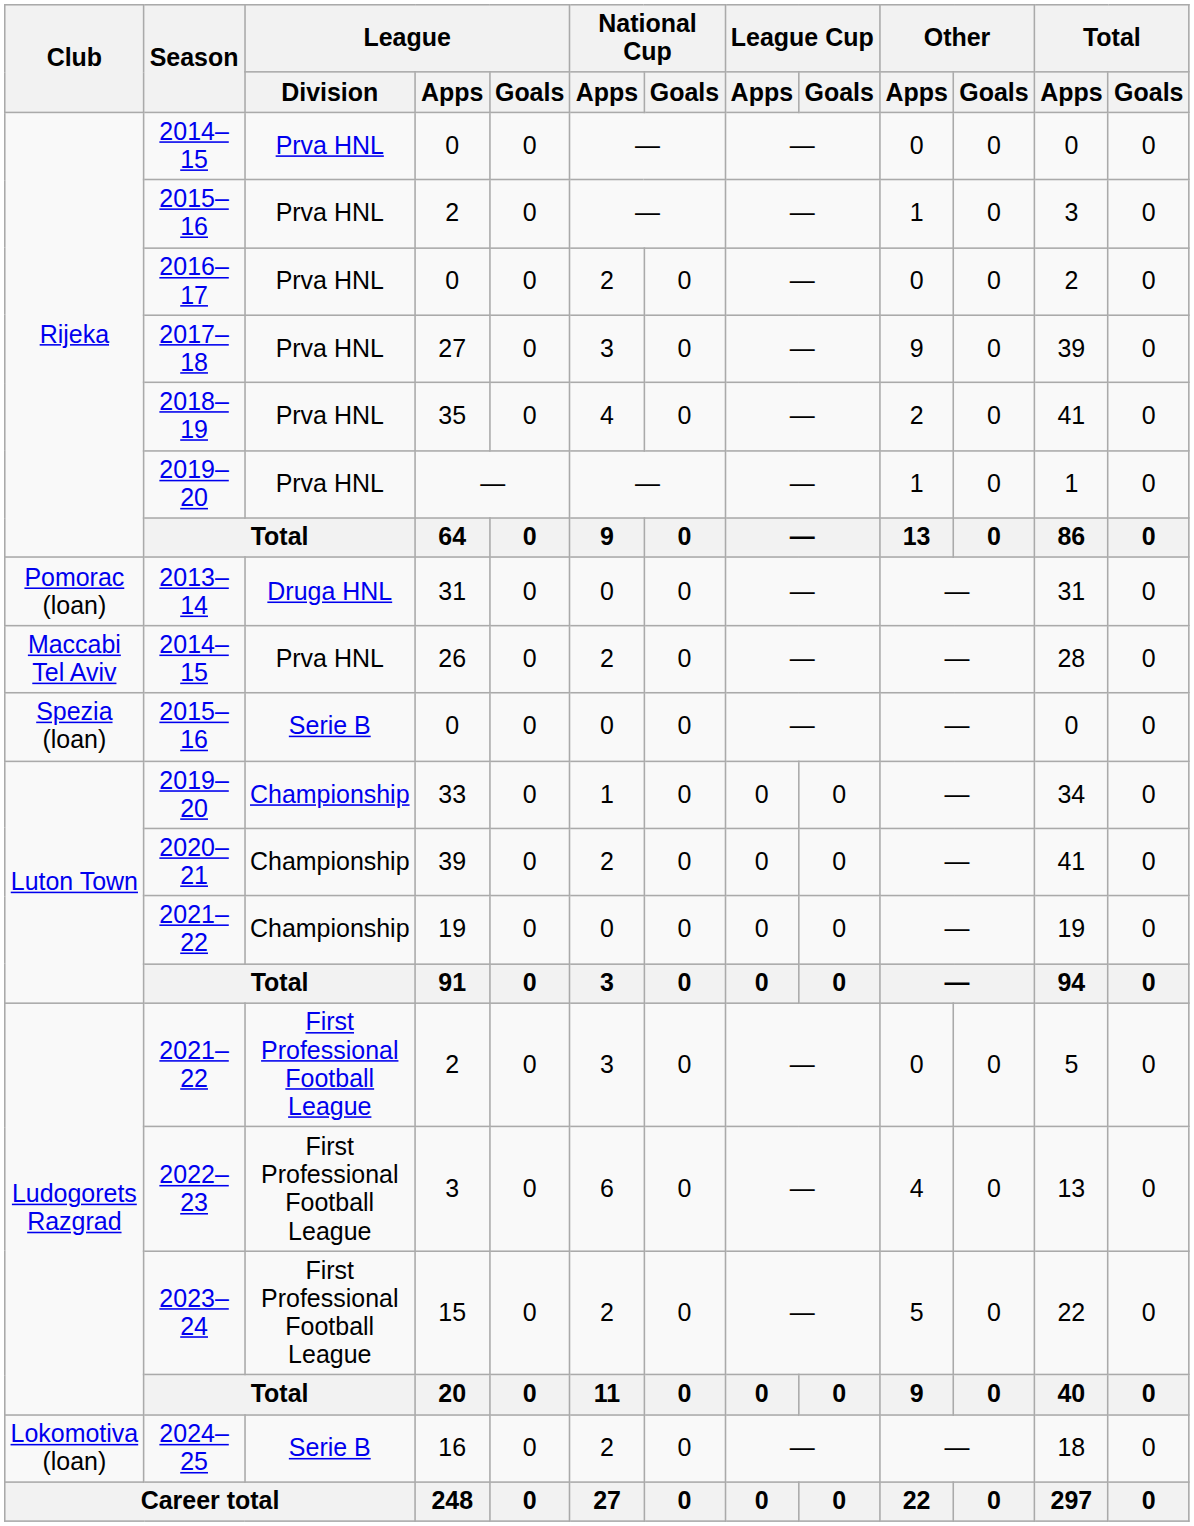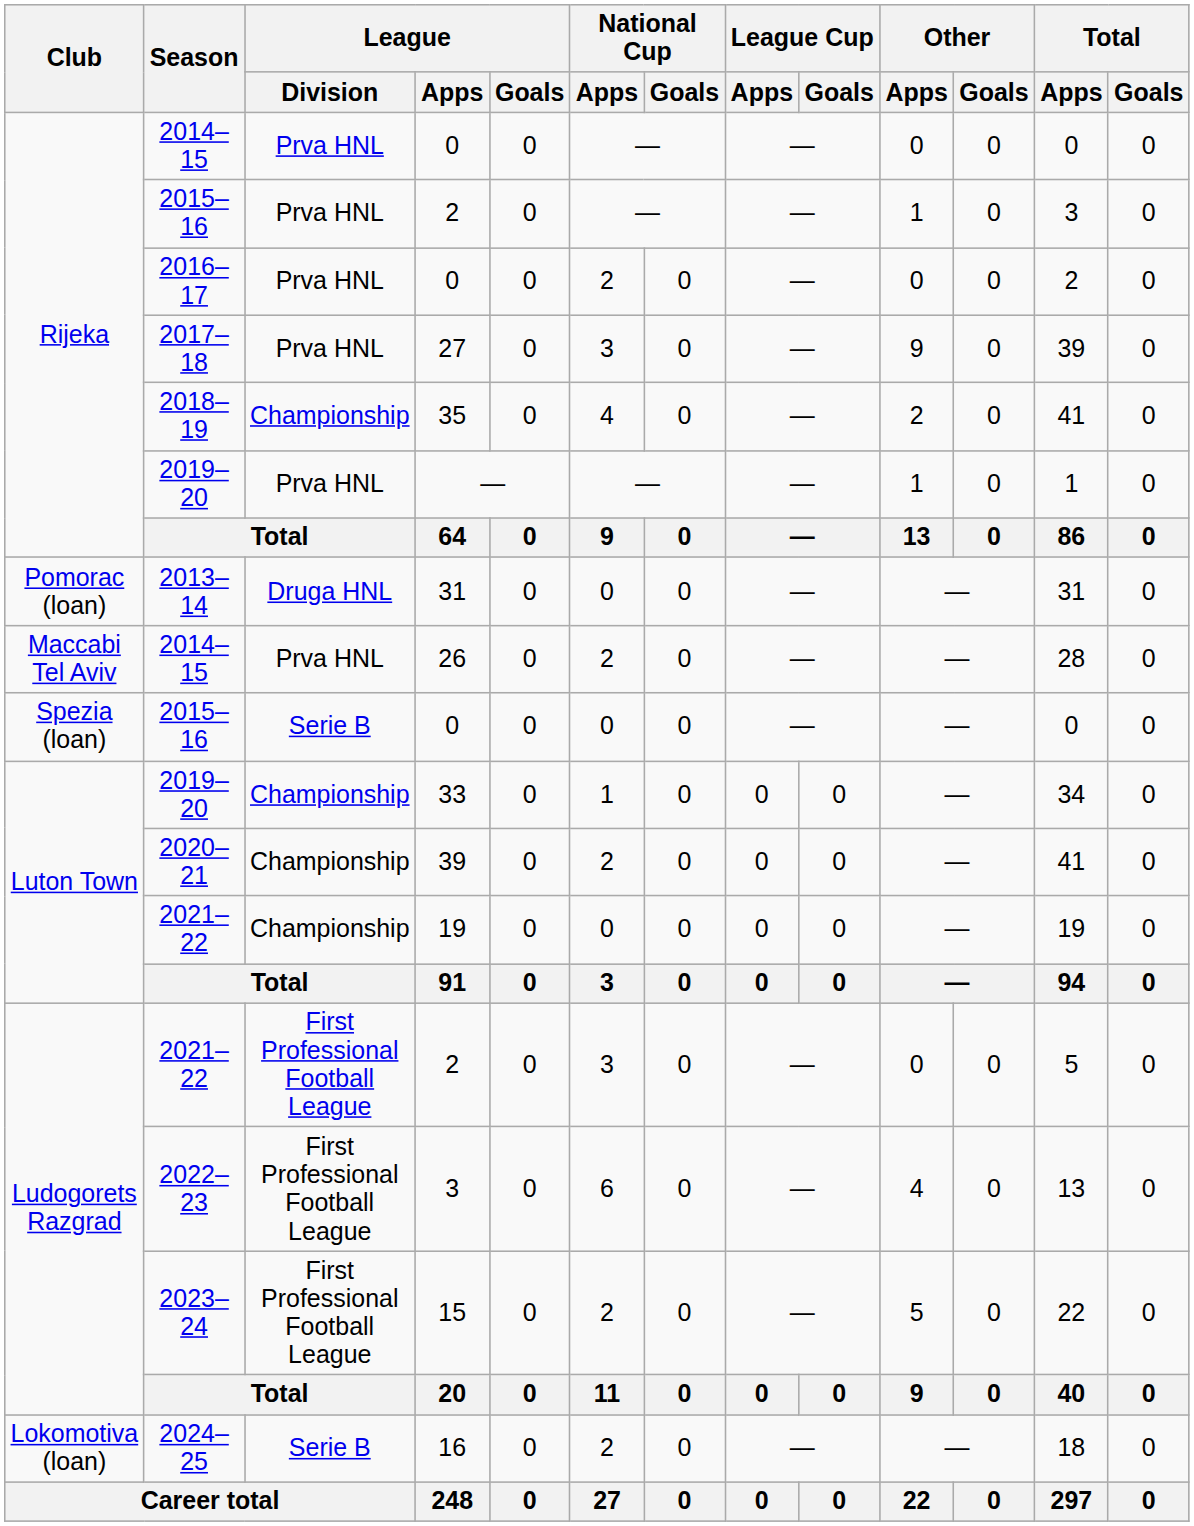(330, 416) Prva HNL -> (330, 416) Championship
